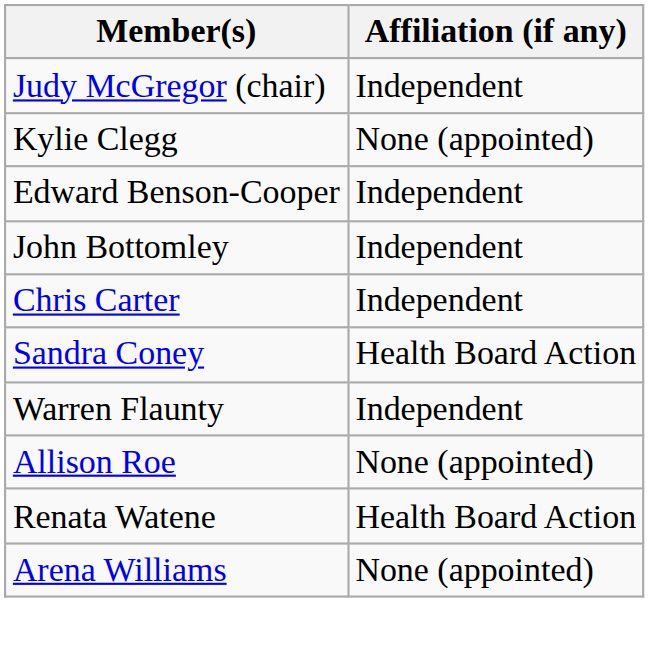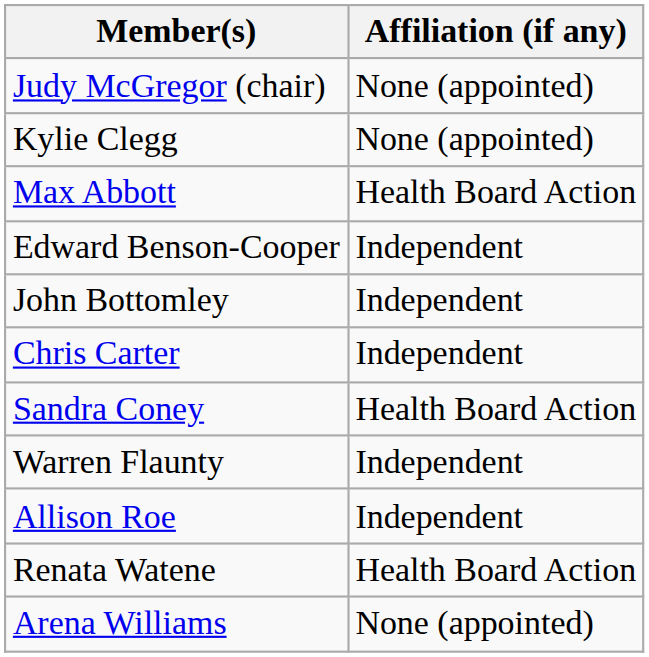(439, 85) Independent -> (475, 85) None (appointed)
+ row: (94, 192)
(475, 461) None (appointed) -> (439, 515) Independent
